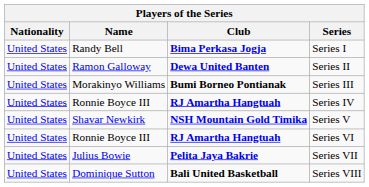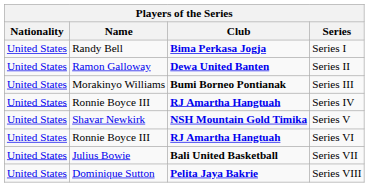(214, 155) Pelita Jaya Bakrie -> (224, 155) Bali United Basketball
(224, 173) Bali United Basketball -> (214, 173) Pelita Jaya Bakrie
